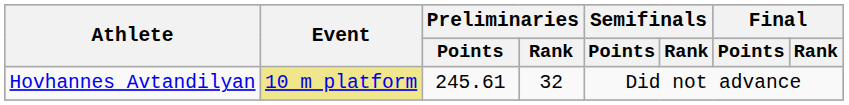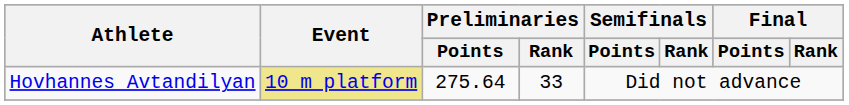(470, 83) 245.61 -> (470, 83) 275.64
(551, 83) 32 -> (551, 83) 33
